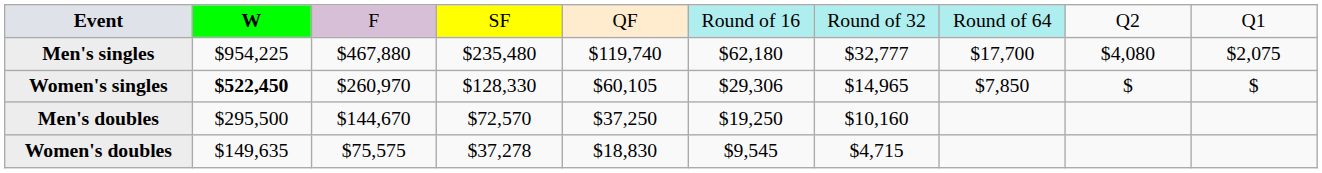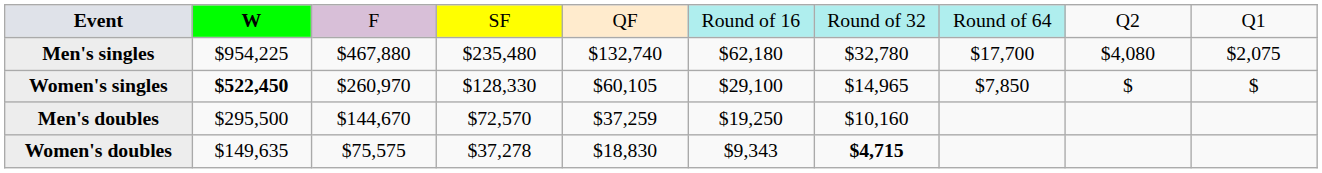(625, 53) $119,740 -> (625, 53) $132,740
(877, 53) $32,777 -> (877, 53) $32,780
(751, 86) $29,306 -> (751, 86) $29,100
(625, 118) $37,250 -> (625, 118) $37,259
(751, 151) $9,545 -> (751, 151) $9,343
(877, 151) normal -> (877, 151) bold
